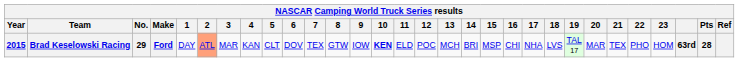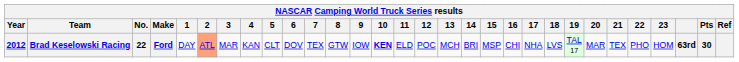(16, 45) 2015 -> (16, 45) 2012
(141, 45) 29 -> (141, 45) 22
(707, 45) 28 -> (707, 45) 30
